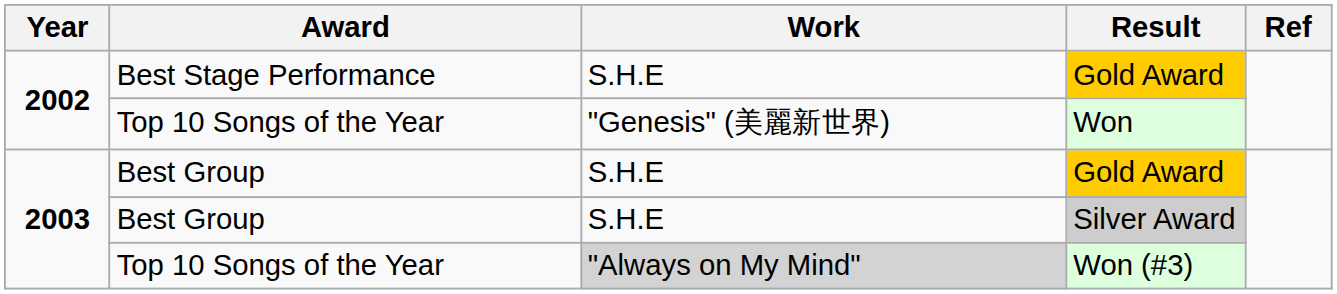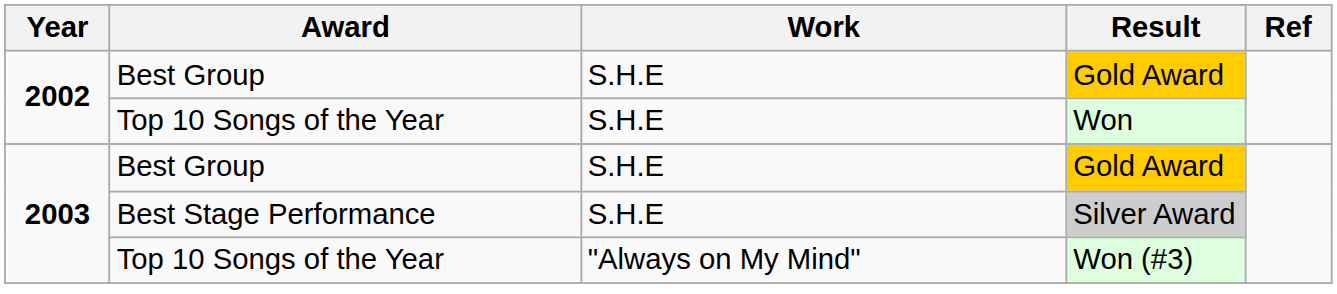(276, 74) Best Stage Performance -> (191, 74) Best Group
(739, 122) "Genesis" (美麗新世界) -> (626, 120) S.H.E
(191, 218) Best Group -> (276, 213) Best Stage Performance
(724, 265) lightgrey background -> (724, 259) no background
